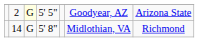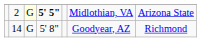(48, 12) normal -> (49, 12) bold
(99, 12) Goodyear, AZ -> (101, 12) Midlothian, VA
(99, 28) Midlothian, VA -> (101, 28) Goodyear, AZ
